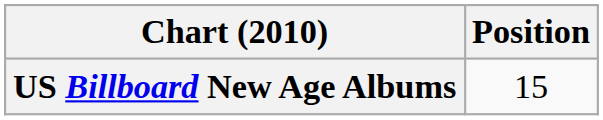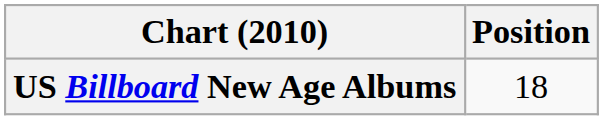(531, 85) 15 -> (531, 85) 18
